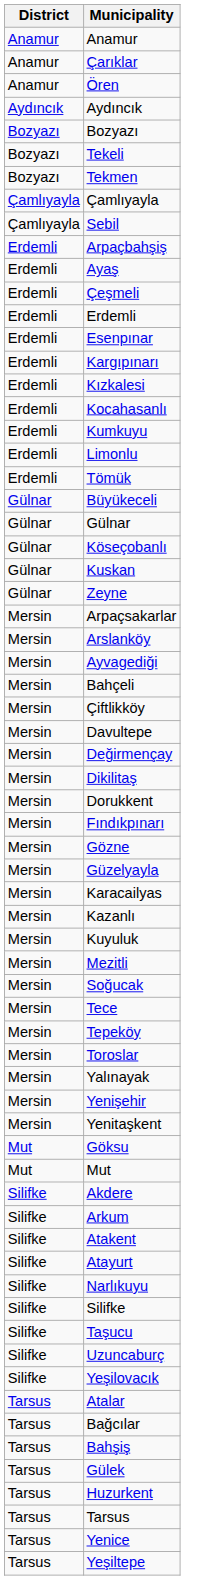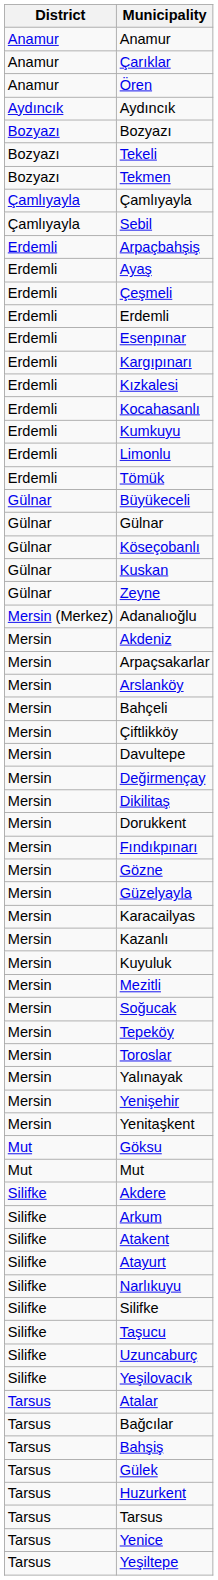+ row: (158, 616)
+ row: (146, 639)
- row: (122, 662)
- row: (102, 1008)
